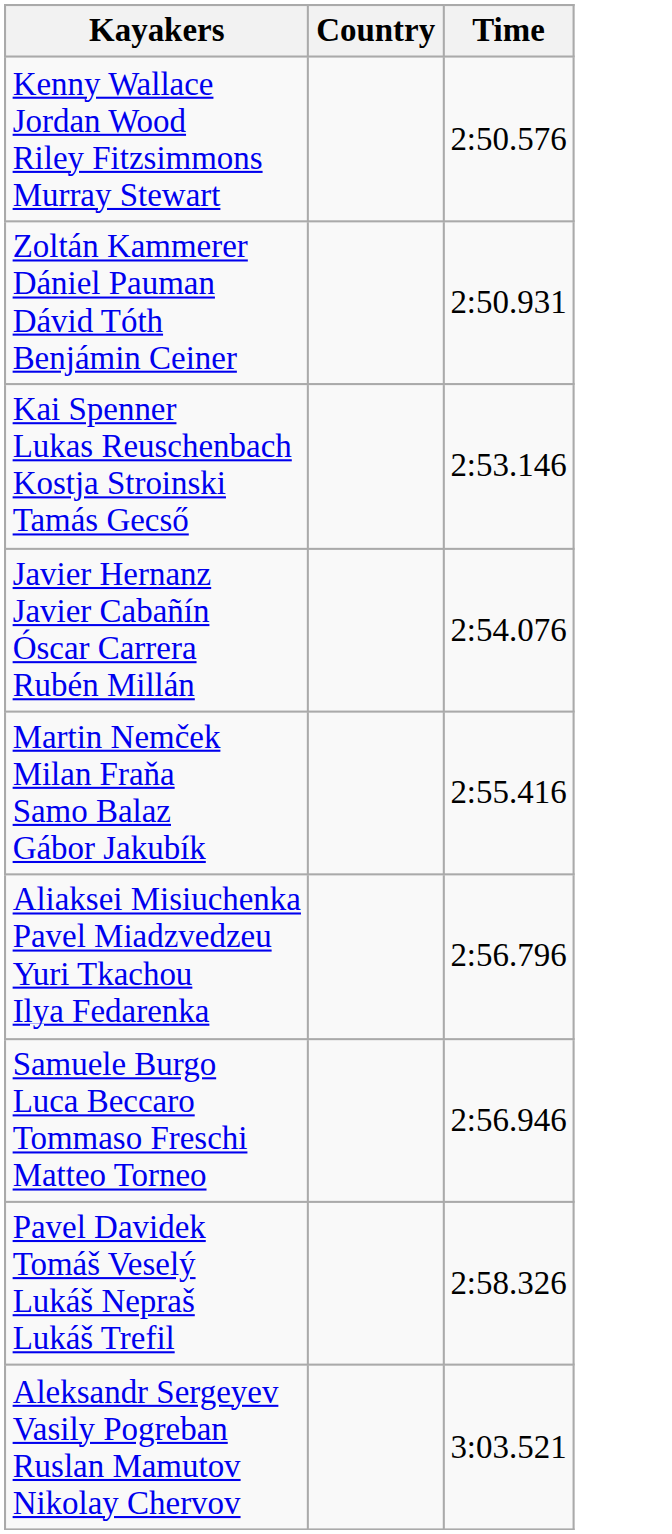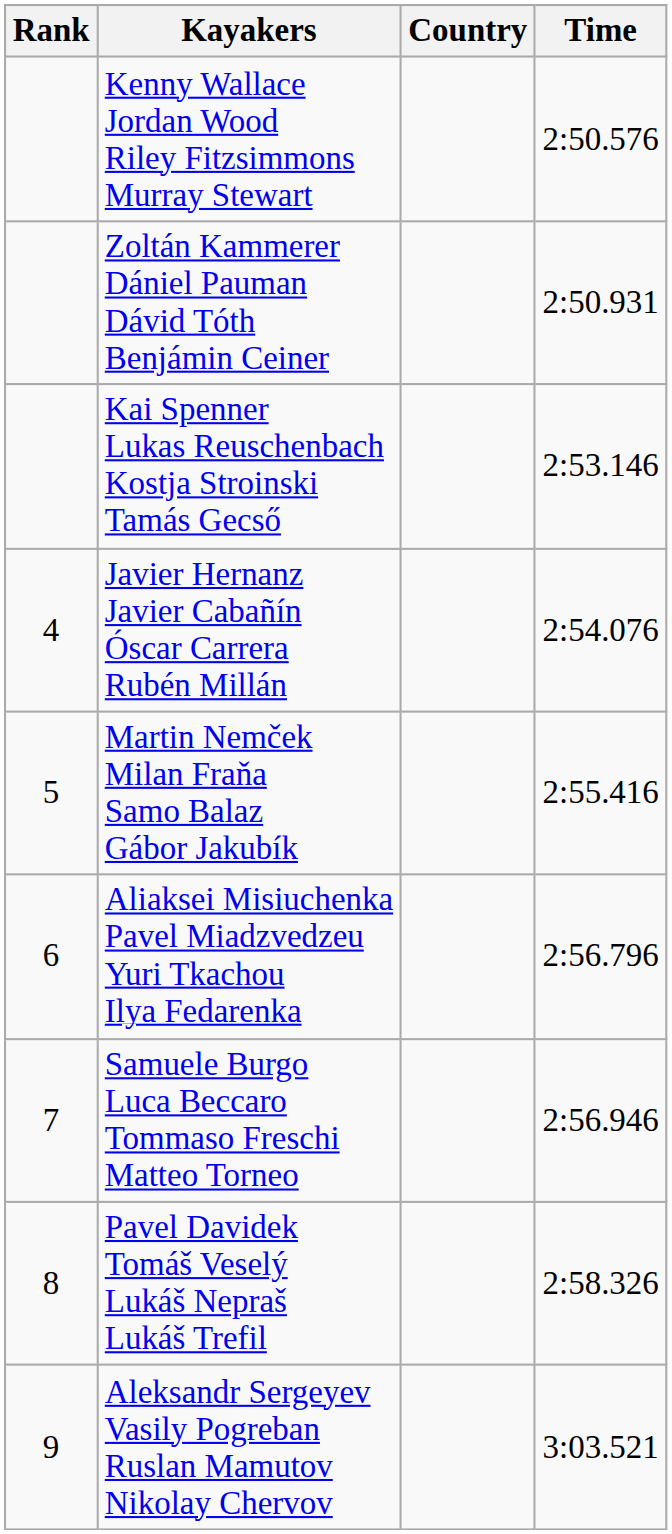+ column: (51, 30)
